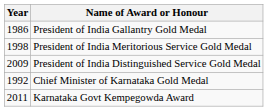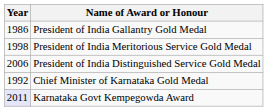(18, 64) 2009 -> (18, 64) 2006
(17, 98) no background -> (17, 98) lavender background
